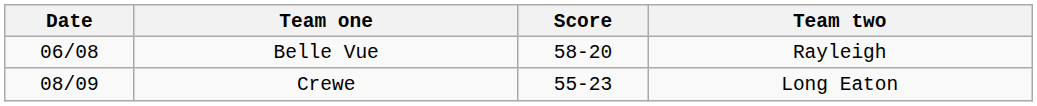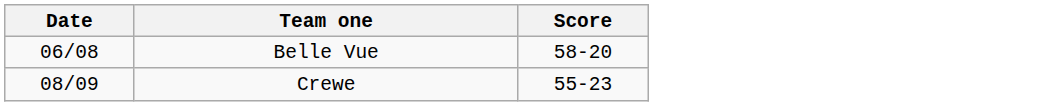- column: (840, 21)
